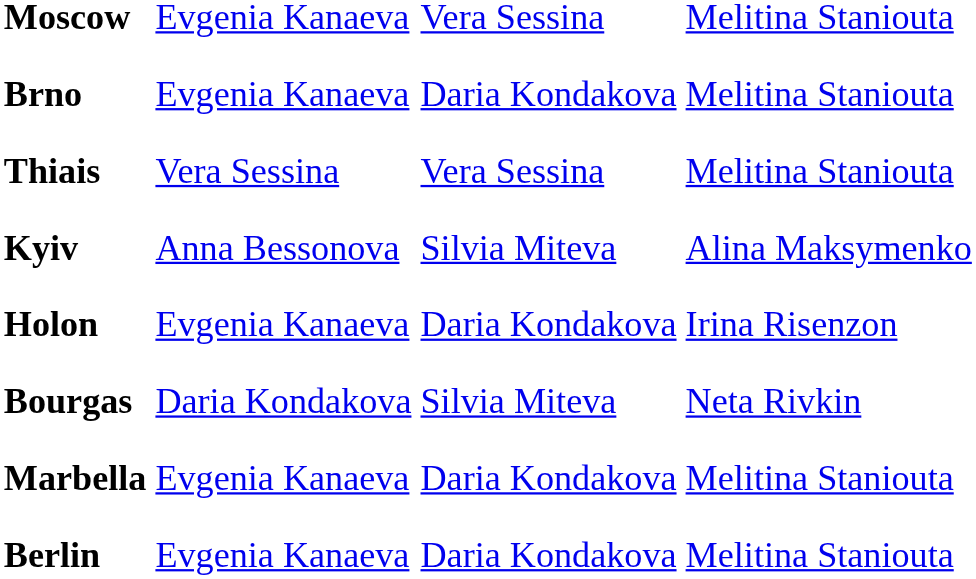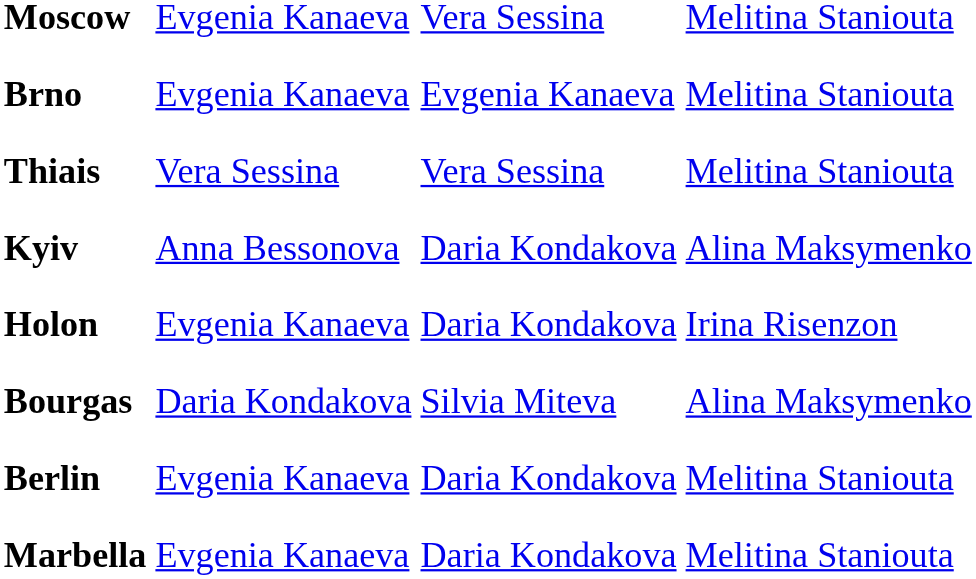(549, 93) Daria Kondakova -> (548, 93) Evgenia Kanaeva
(518, 247) Silvia Miteva -> (549, 247) Daria Kondakova
(773, 401) Neta Rivkin -> (829, 401) Alina Maksymenko
rows swapped: (75, 478) <-> (52, 554)
